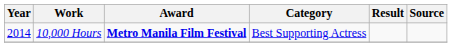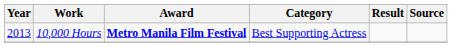(19, 32) 2014 -> (19, 32) 2013
